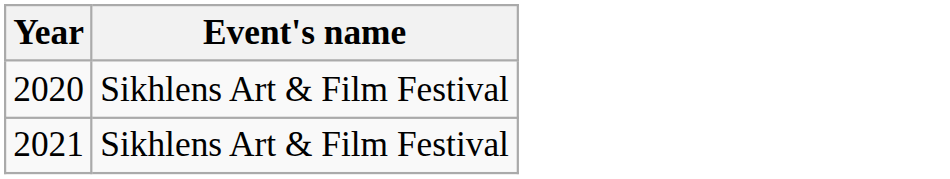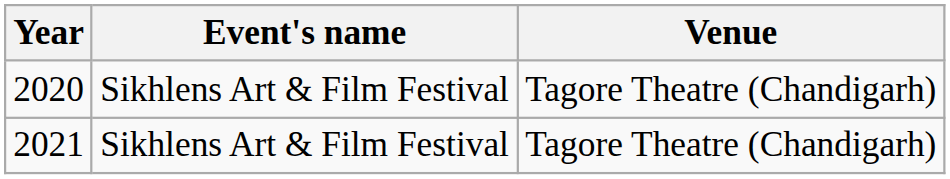+ column: (731, 32)
